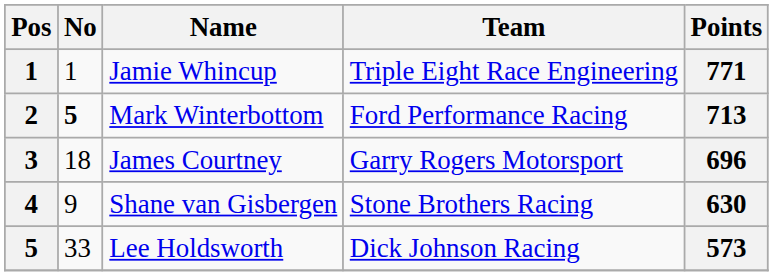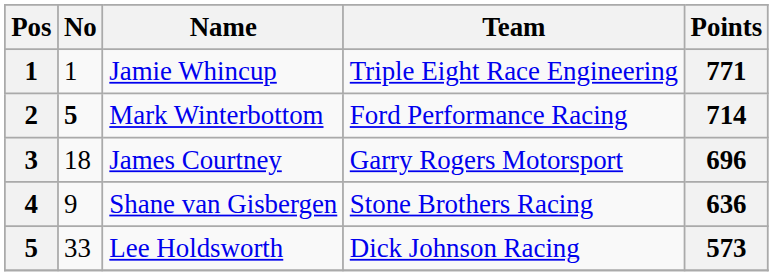(726, 115) 713 -> (726, 115) 714
(726, 204) 630 -> (726, 204) 636
